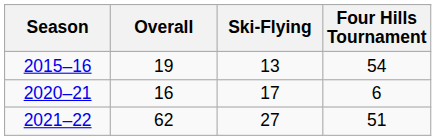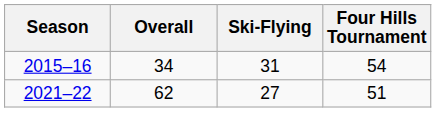(164, 65) 19 -> (164, 65) 34
(270, 65) 13 -> (270, 65) 31
- row: (58, 93)
